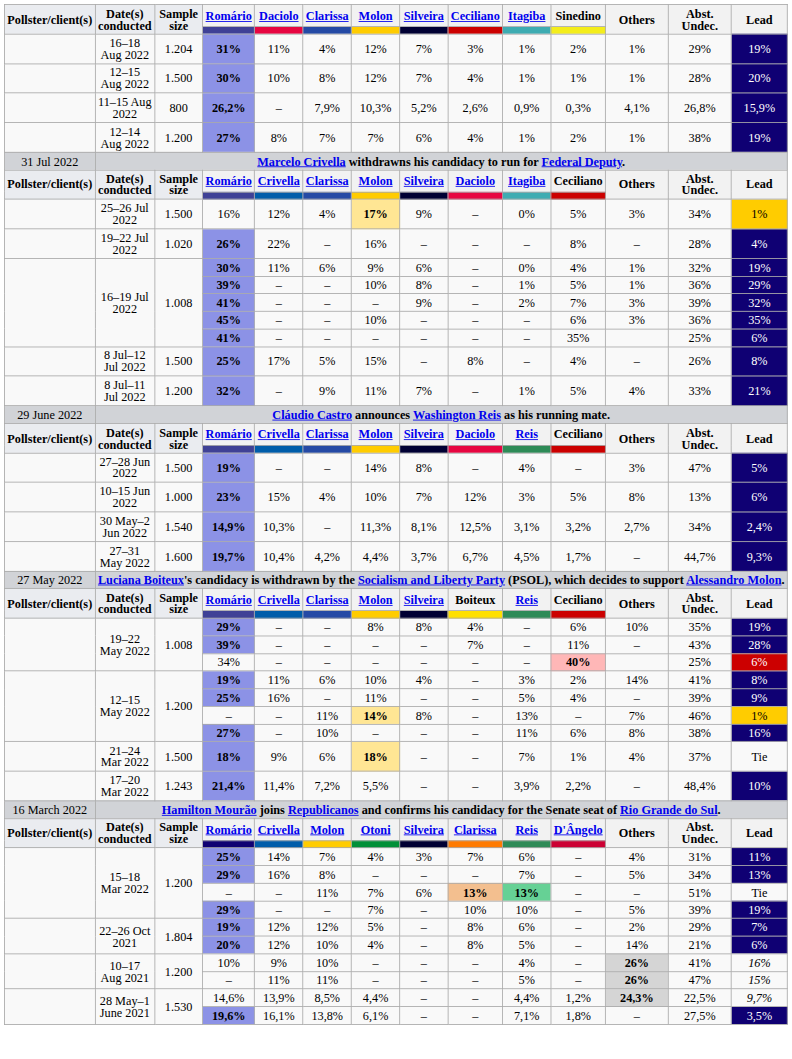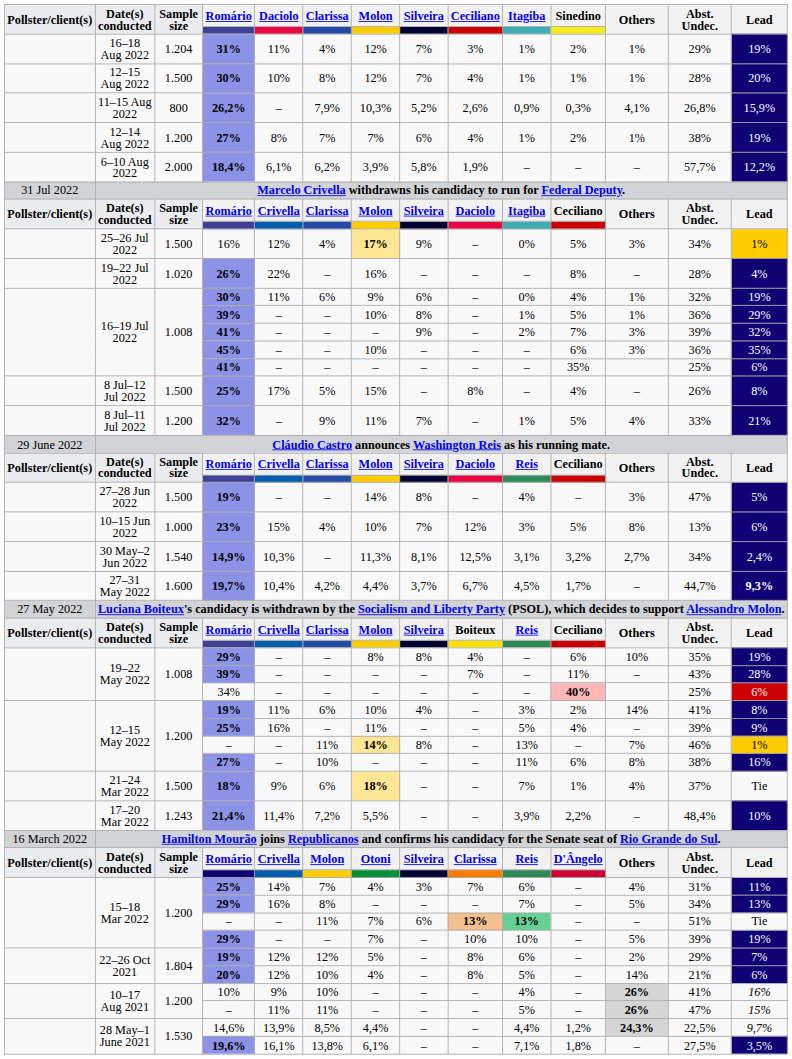+ row: (125, 167)
(759, 557) normal -> (759, 586) bold
